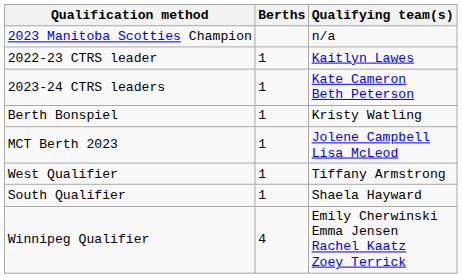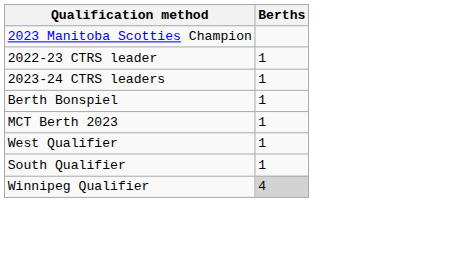- column: (383, 15)
(262, 239) no background -> (262, 186) lightgrey background
